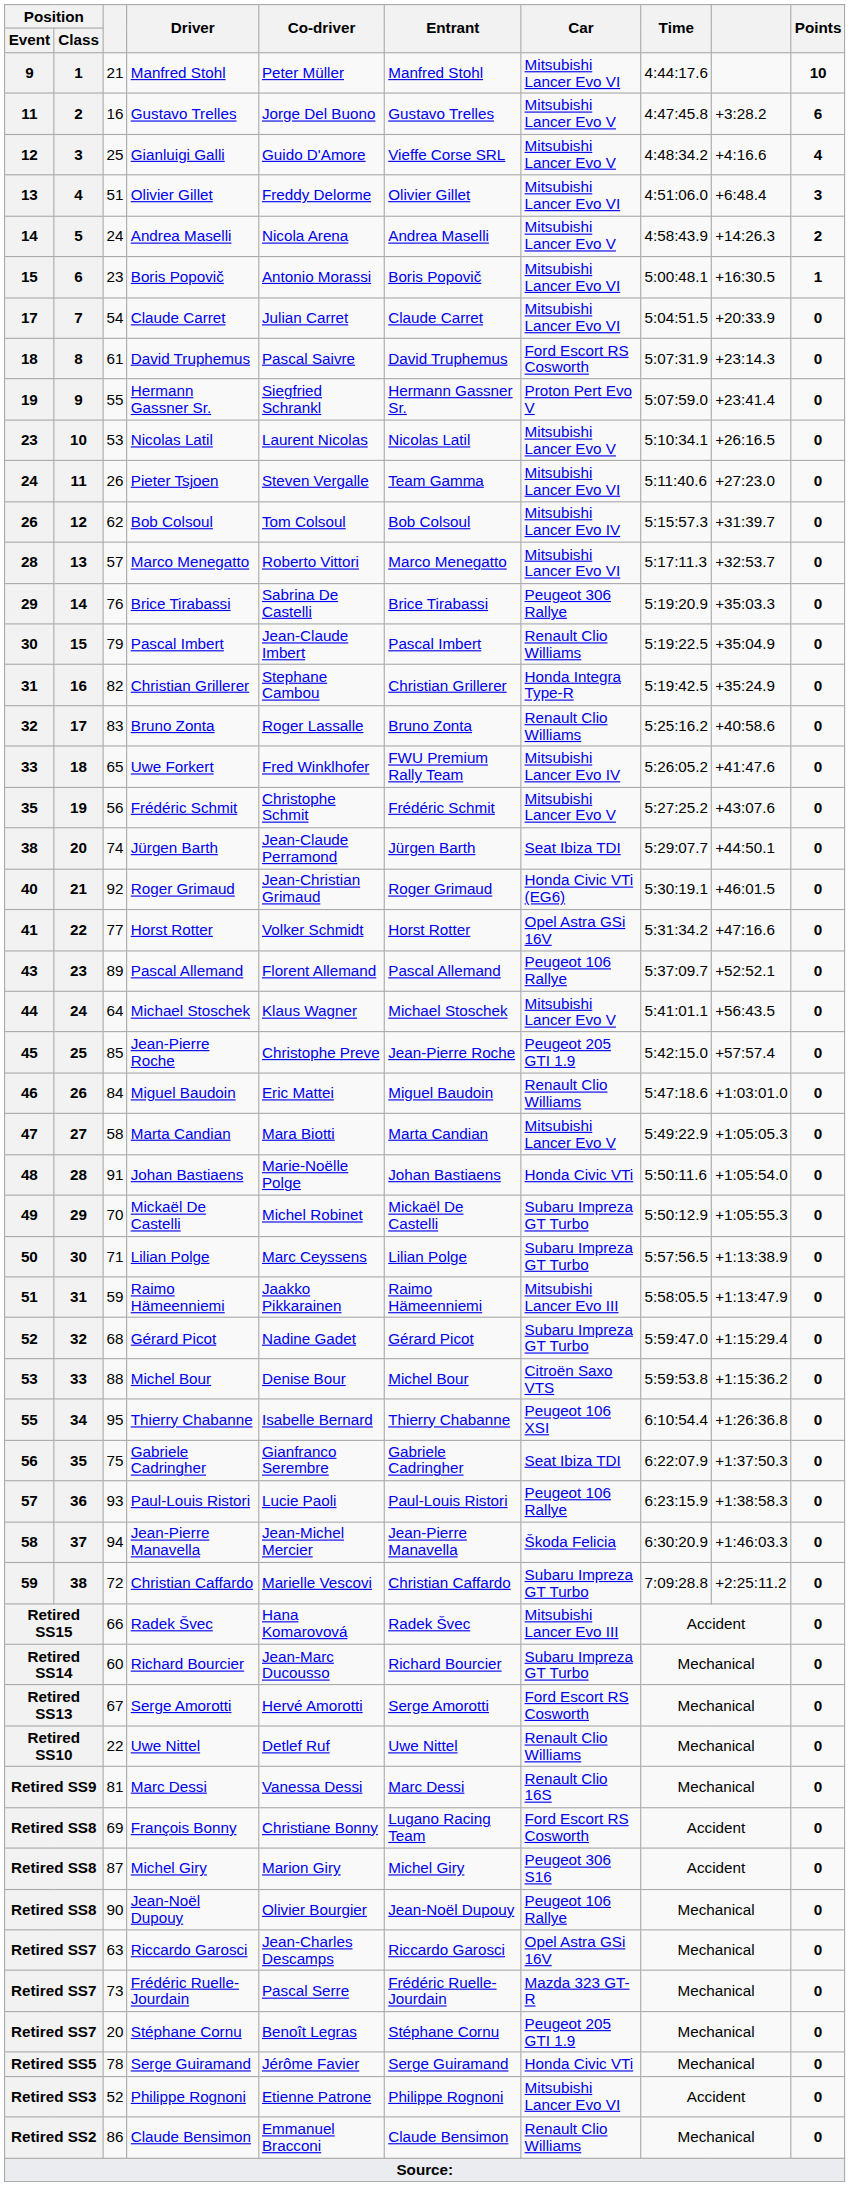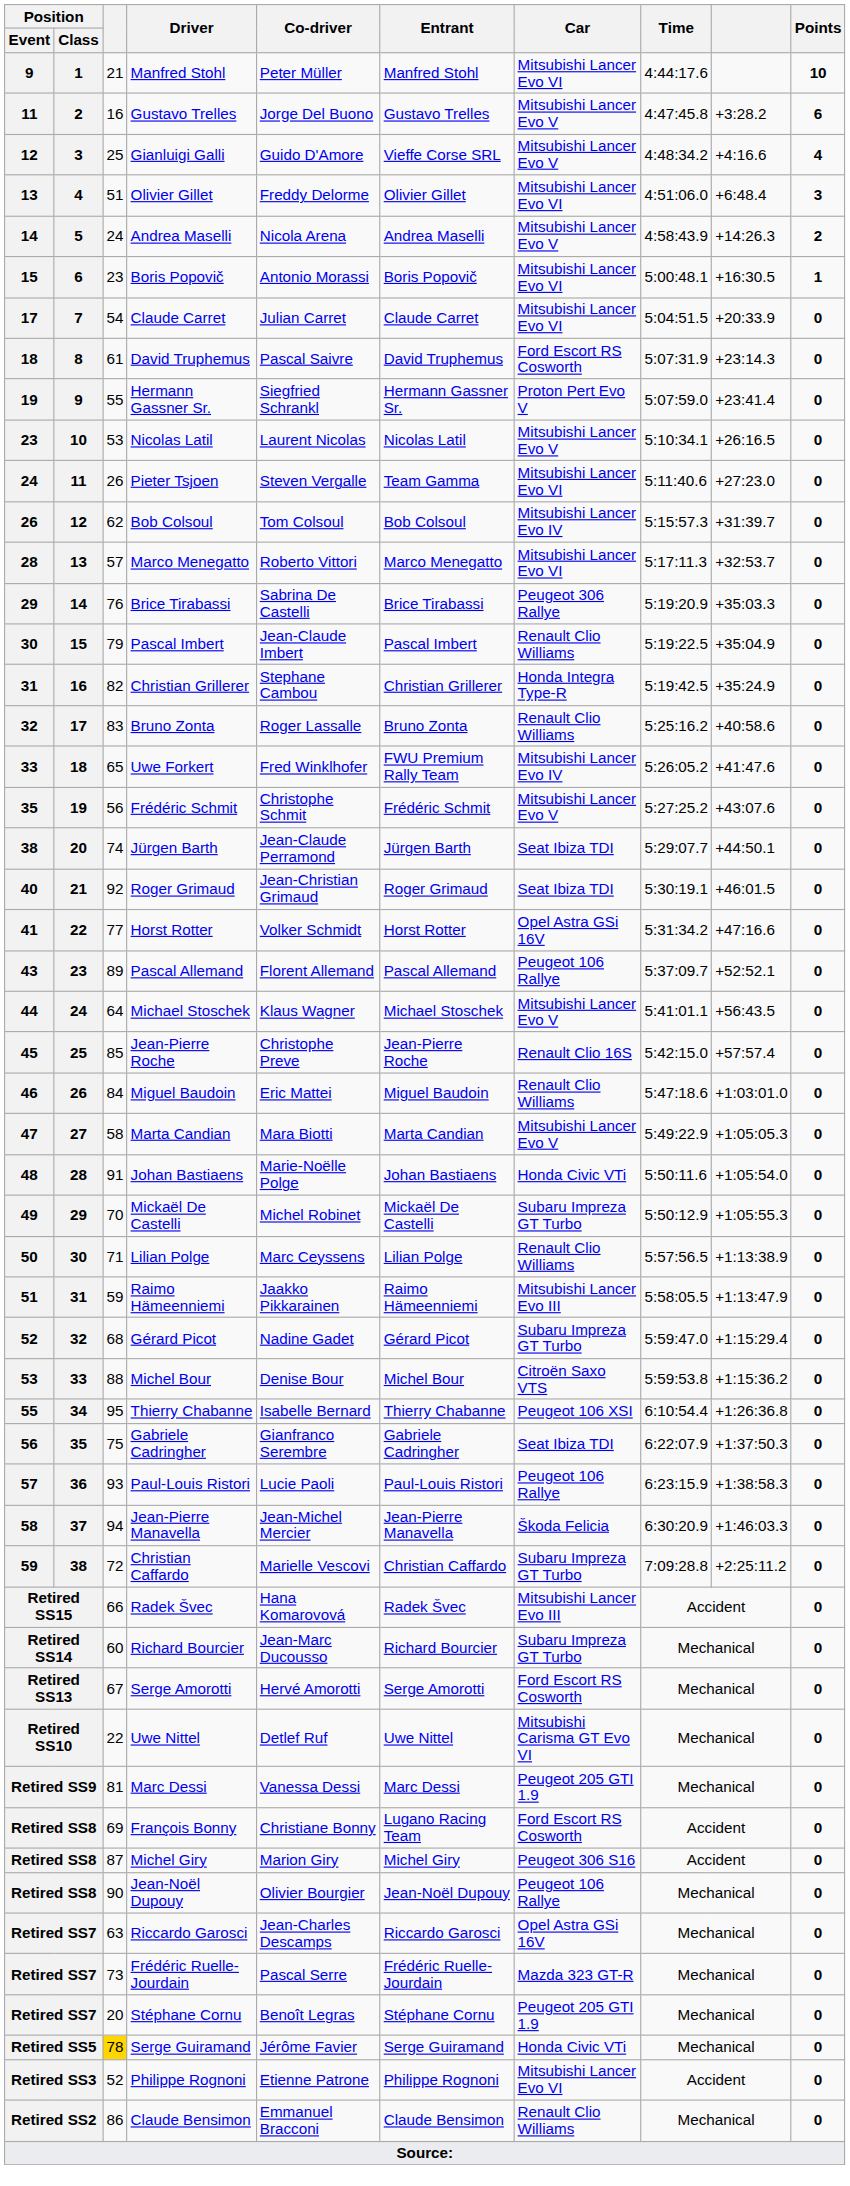(579, 889) Honda Civic VTi (EG6) -> (566, 889) Seat Ibiza TDI
(568, 1052) Peugeot 205 GTI 1.9 -> (575, 1052) Renault Clio 16S
(579, 1256) Subaru Impreza GT Turbo -> (559, 1256) Renault Clio Williams
(566, 1746) Renault Clio Williams -> (574, 1737) Mitsubishi Carisma GT Evo VI
(566, 1787) Renault Clio 16S -> (576, 1787) Peugeot 205 GTI 1.9
(115, 2064) no background -> (115, 2047) gold background
